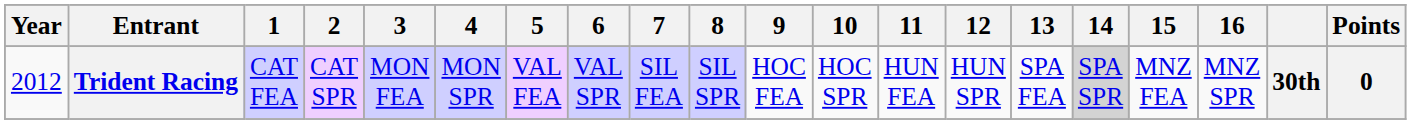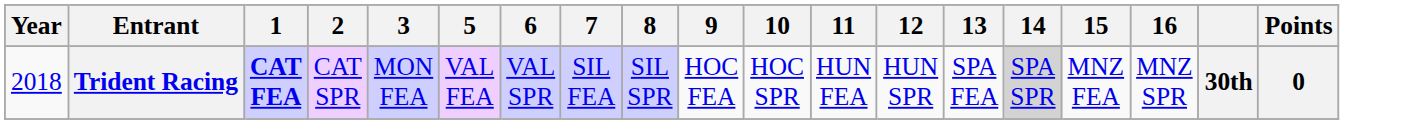- column: (471, 25)
(36, 81) 2012 -> (36, 81) 2018
(274, 81) normal -> (276, 81) bold
